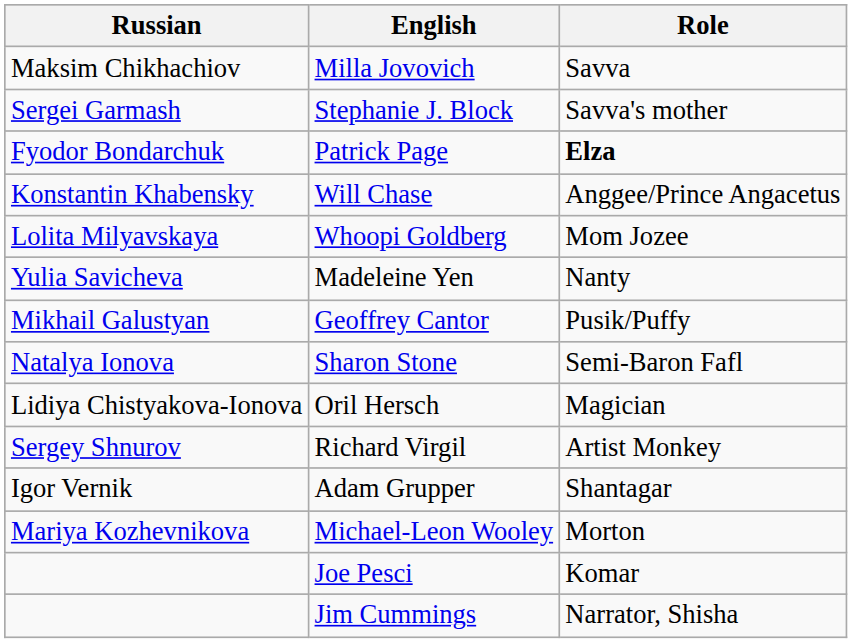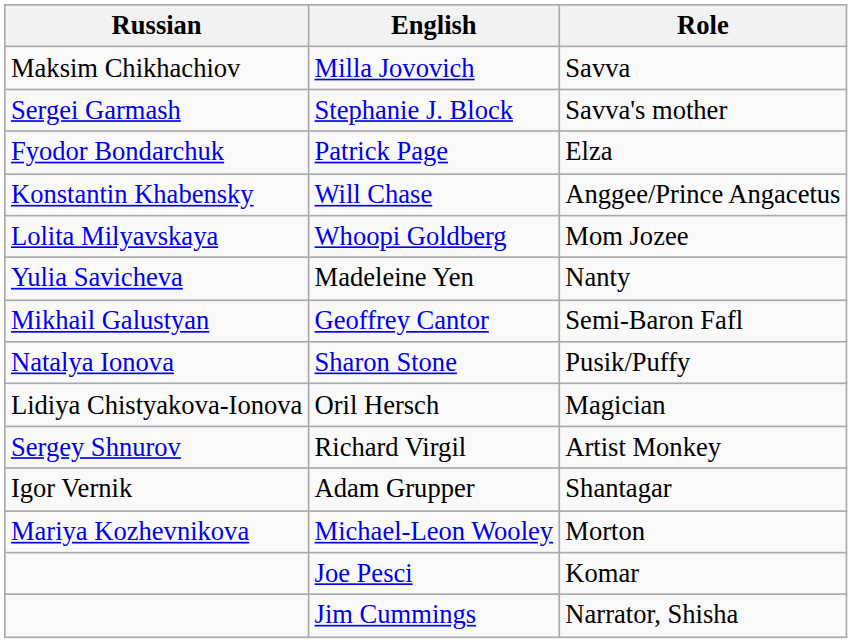(590, 151) bold -> (589, 151) normal
(628, 320) Pusik/Puffy -> (654, 320) Semi-Baron Fafl
(654, 362) Semi-Baron Fafl -> (628, 362) Pusik/Puffy
